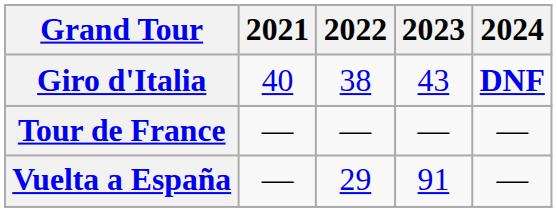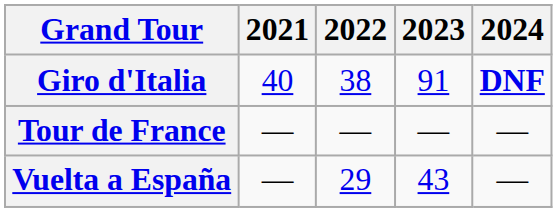(433, 79) 43 -> (433, 79) 91
(433, 180) 91 -> (433, 180) 43
